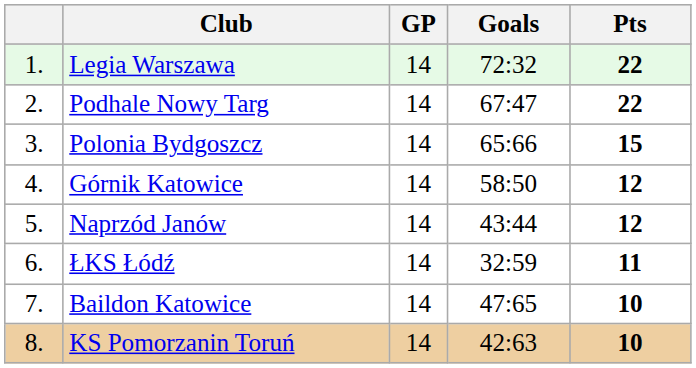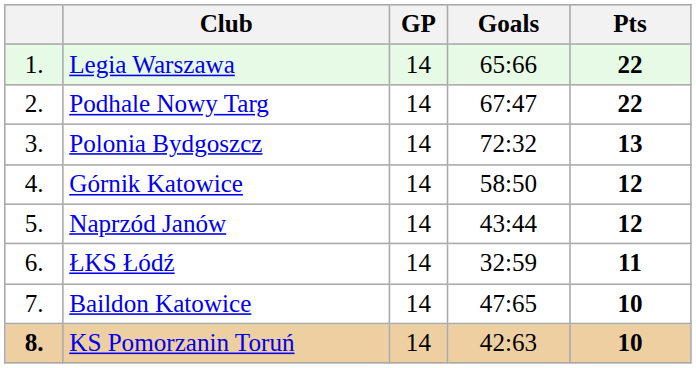(508, 64) 72:32 -> (508, 64) 65:66
(508, 143) 65:66 -> (508, 143) 72:32
(630, 143) 15 -> (630, 143) 13
(34, 343) normal -> (34, 343) bold
